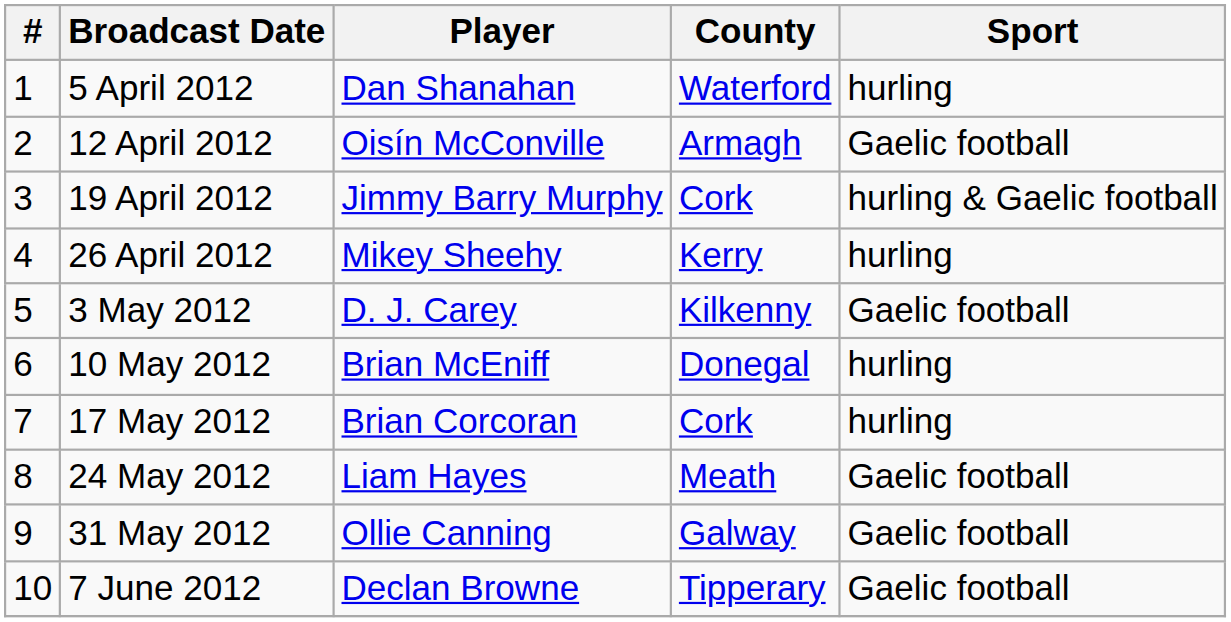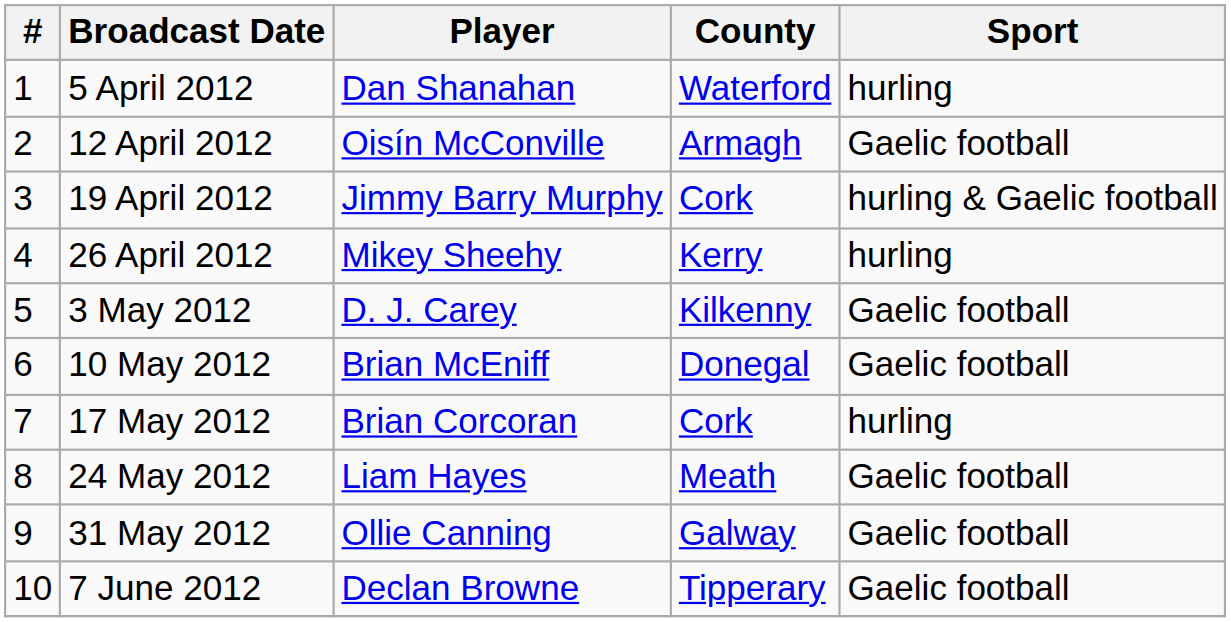(900, 365) hurling -> (959, 365) Gaelic football
